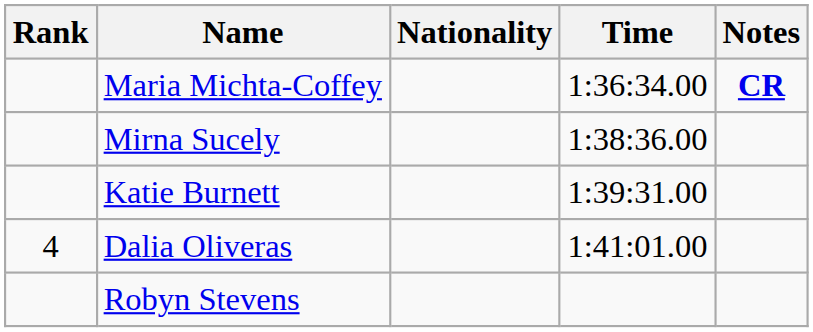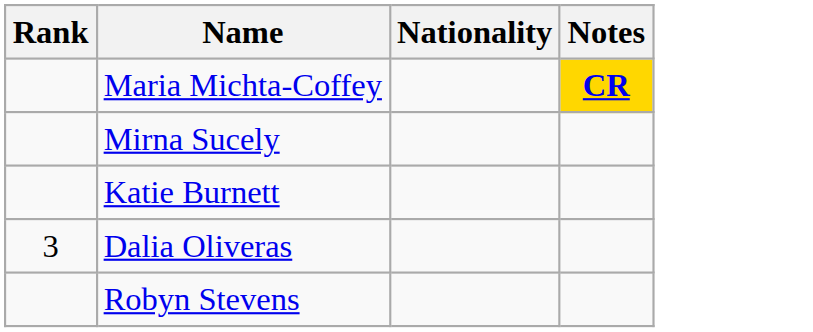- column: (637, 31)
(761, 85) no background -> (606, 85) gold background
(51, 246) 4 -> (51, 246) 3
